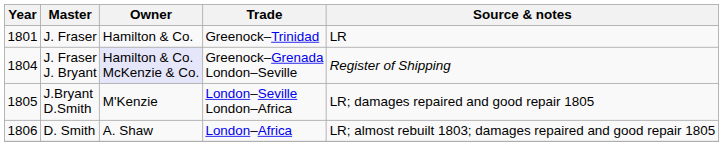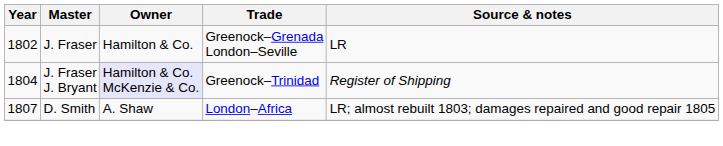(22, 36) 1801 -> (22, 44) 1802
(262, 36) Greenock–Trinidad -> (264, 44) Greenock–Grenada London–Seville
(264, 65) Greenock–Grenada London–Seville -> (262, 80) Greenock–Trinidad
- row: (68, 101)
(22, 130) 1806 -> (22, 109) 1807
